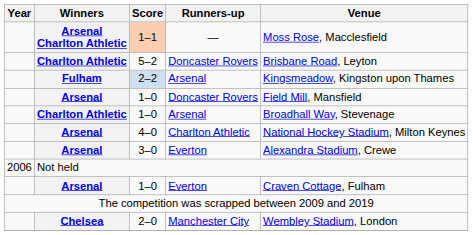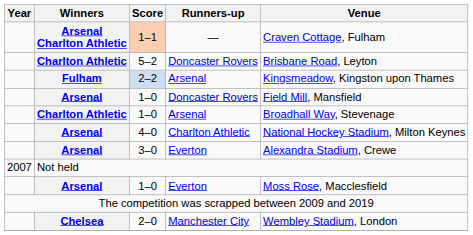(325, 37) Moss Rose, Macclesfield -> (324, 37) Craven Cottage, Fulham
(19, 168) 2006 -> (19, 168) 2007
(324, 185) Craven Cottage, Fulham -> (325, 185) Moss Rose, Macclesfield
